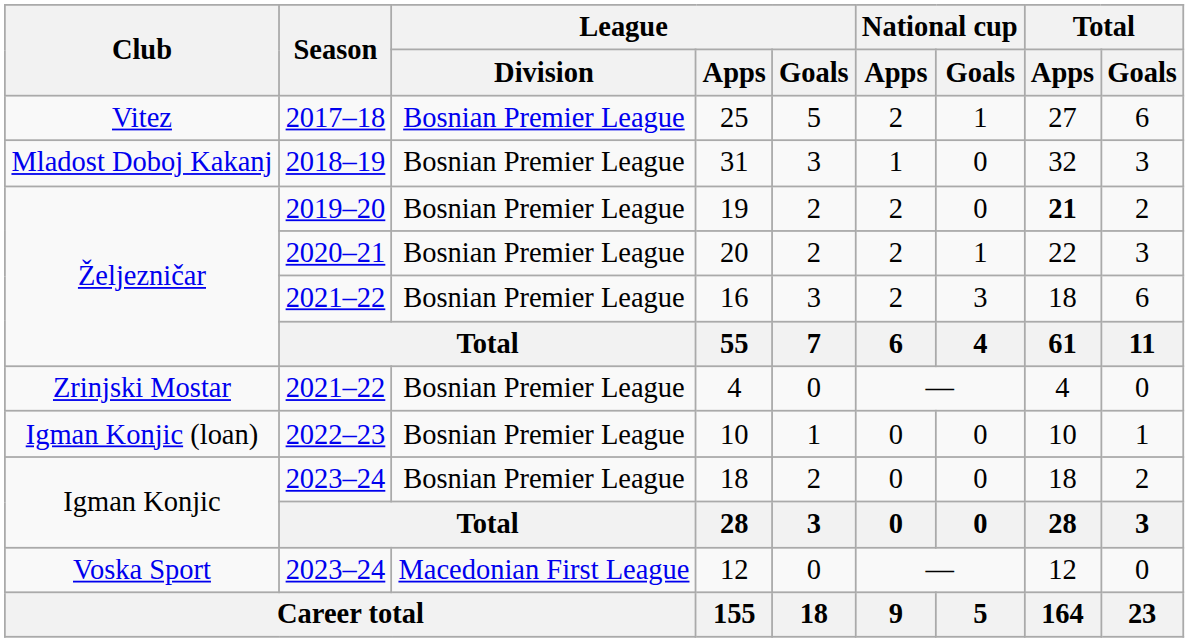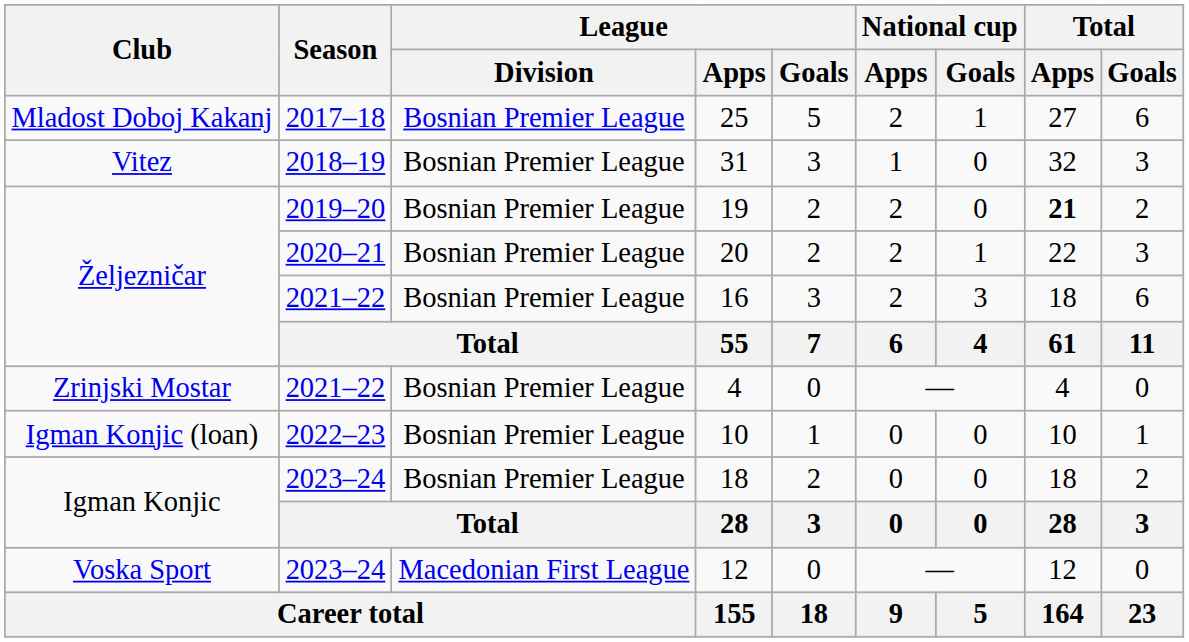(142, 117) Vitez -> (142, 117) Mladost Doboj Kakanj
(142, 162) Mladost Doboj Kakanj -> (142, 162) Vitez
